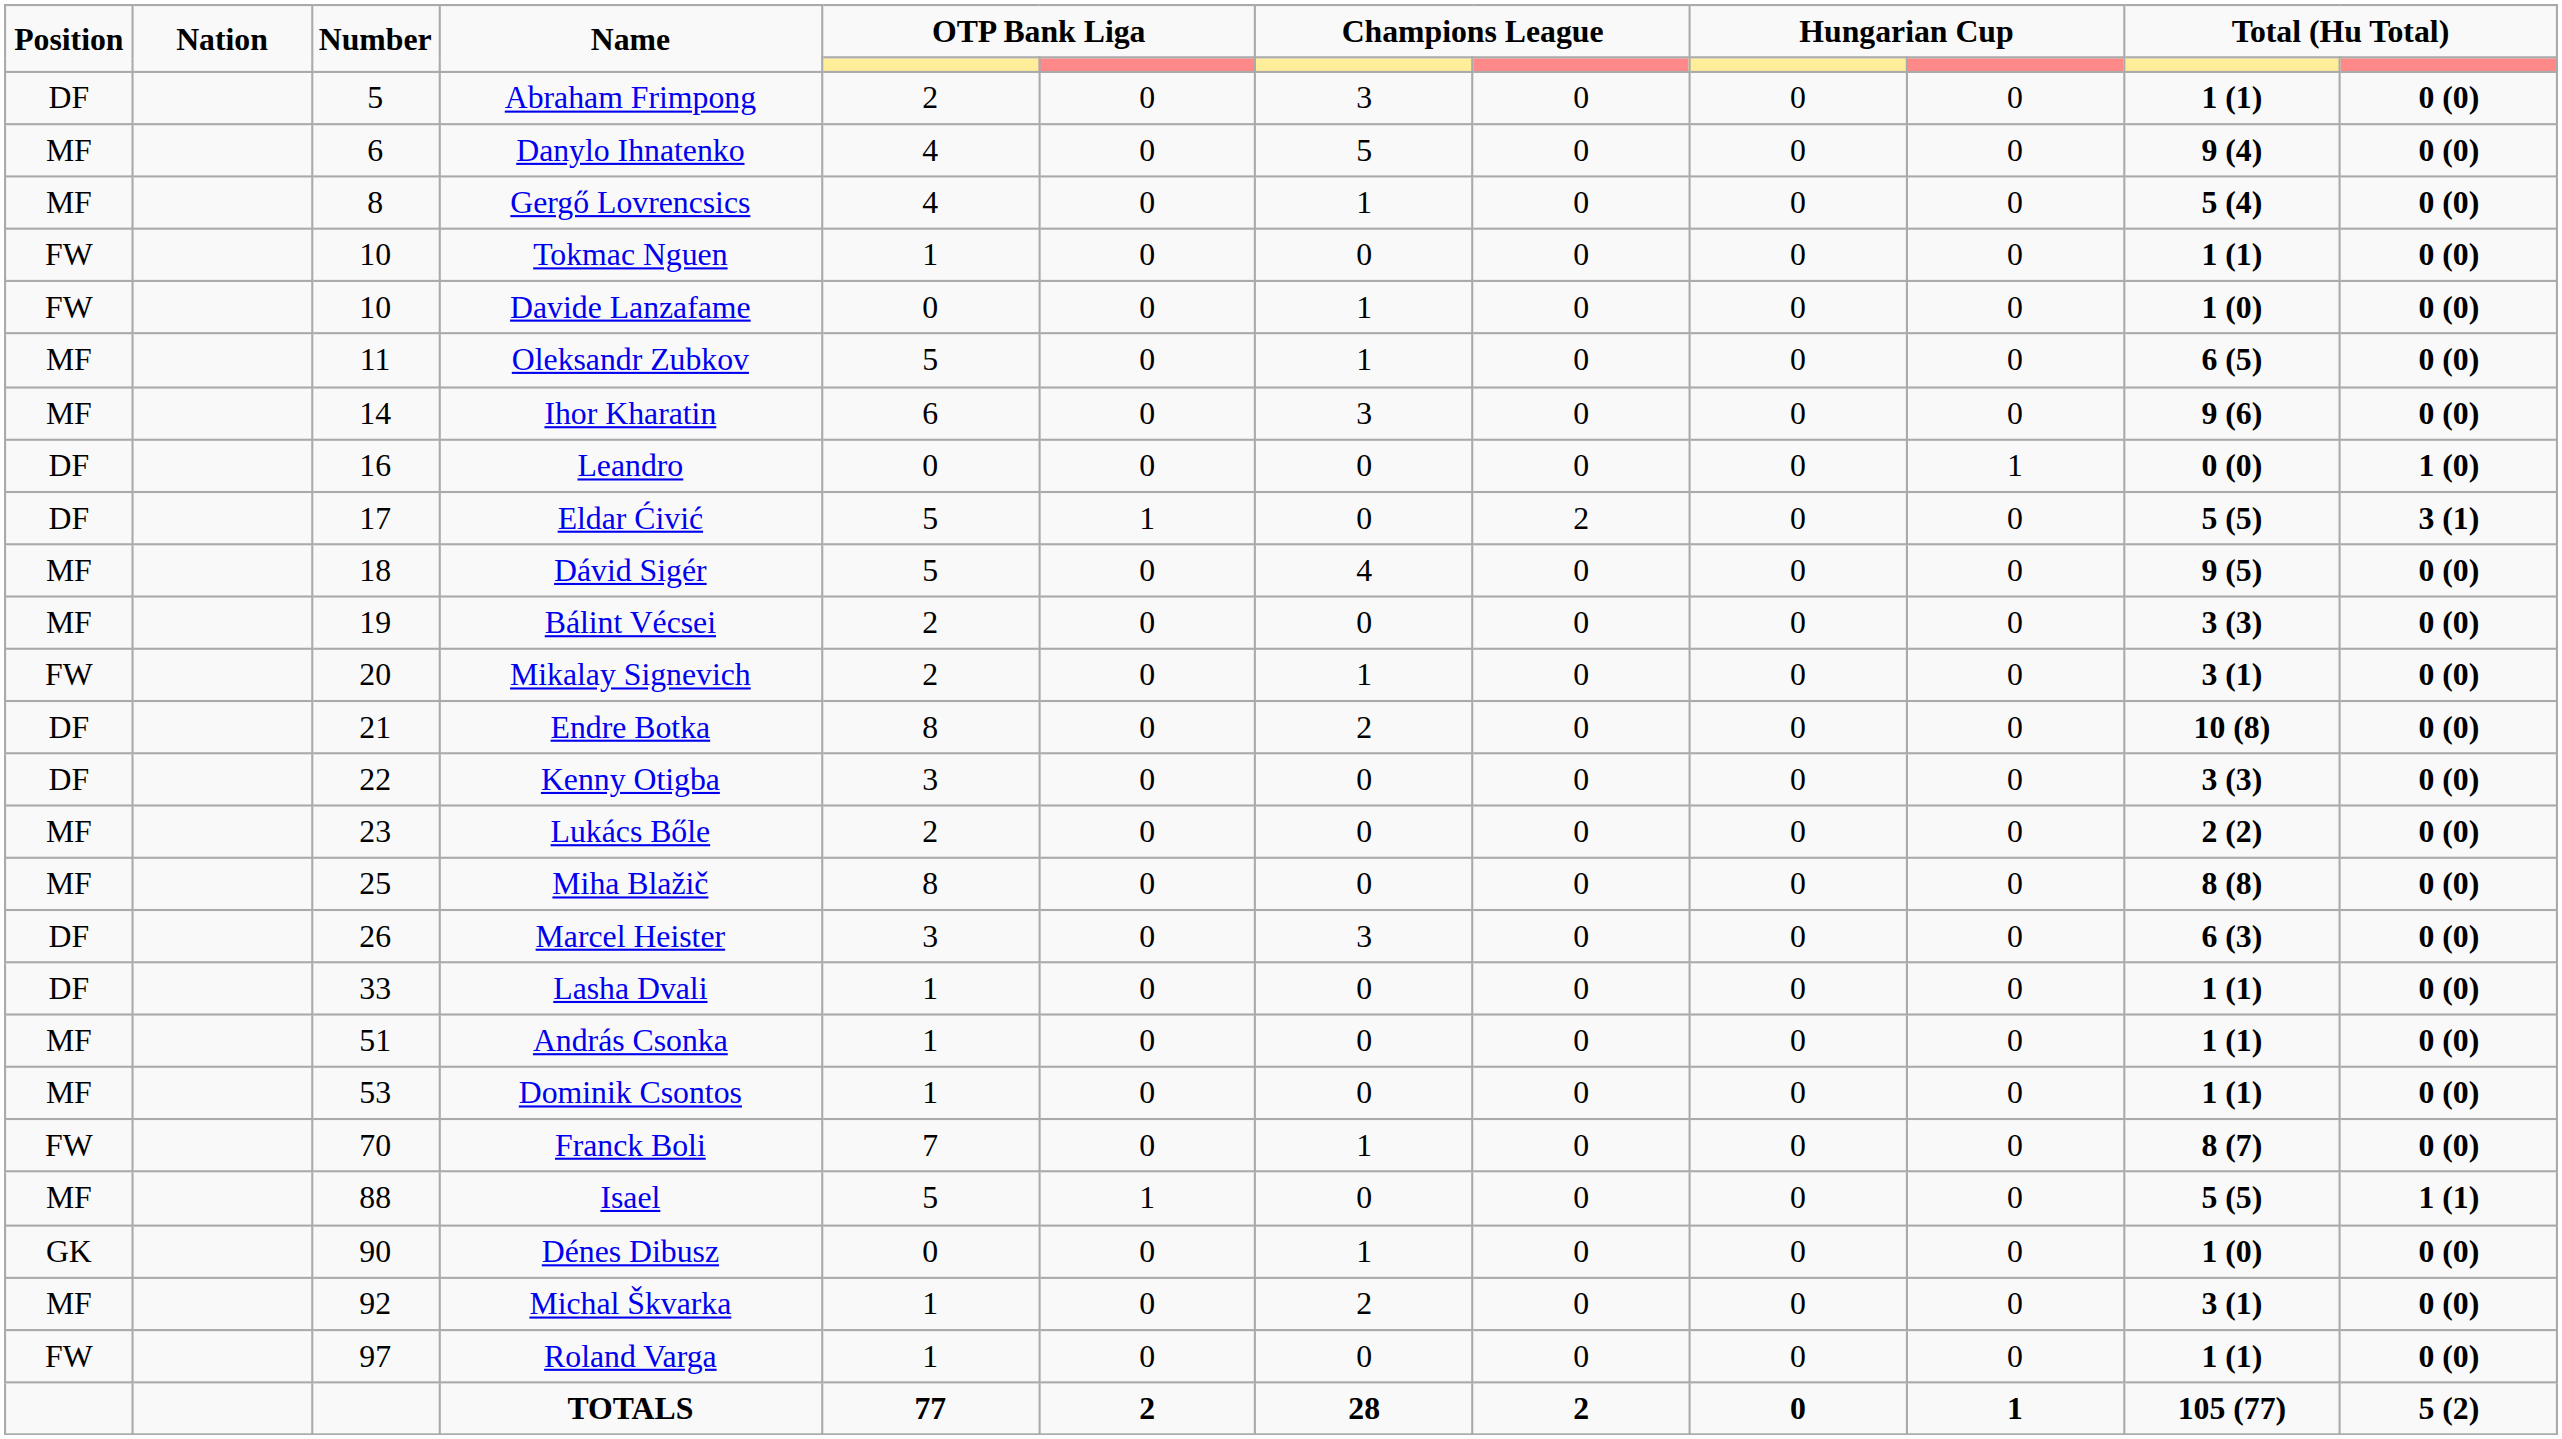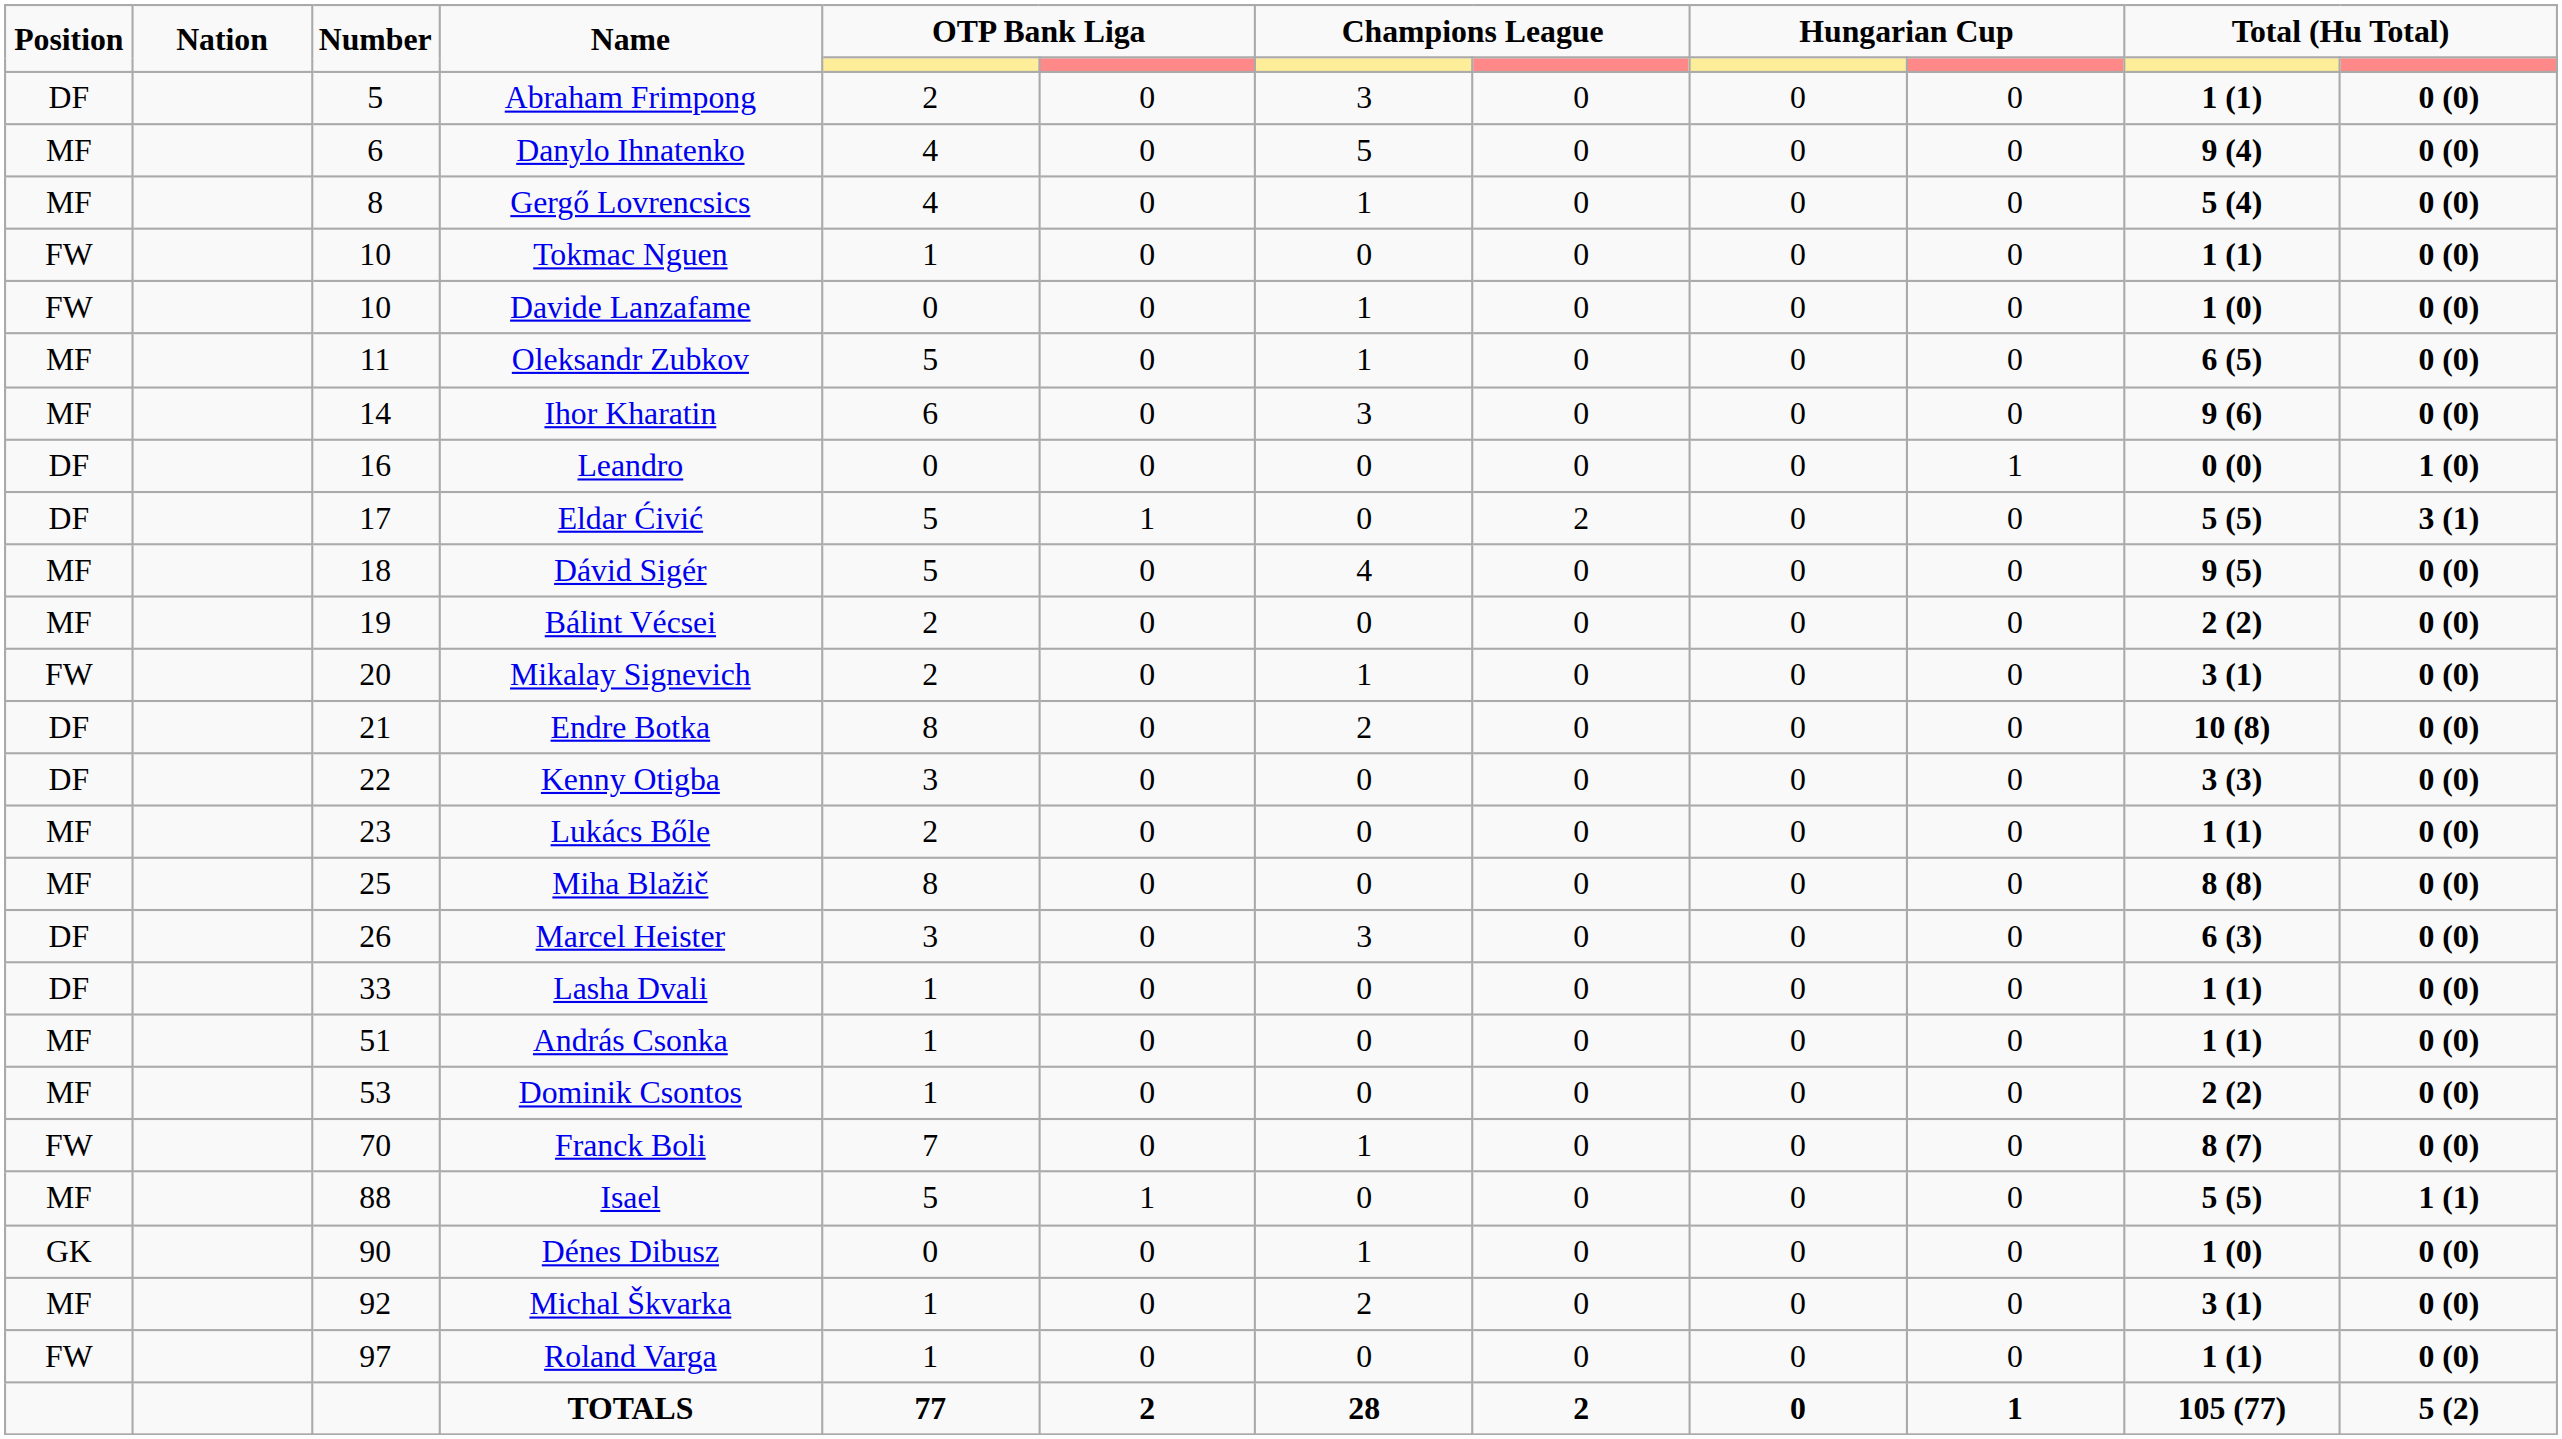(2232, 621) 3 (3) -> (2232, 621) 2 (2)
(2232, 831) 2 (2) -> (2232, 831) 1 (1)
(2232, 1093) 1 (1) -> (2232, 1093) 2 (2)
